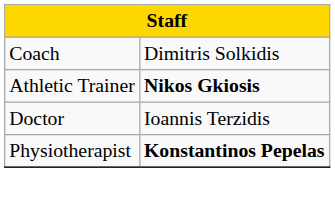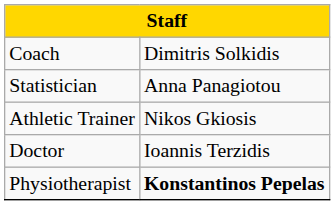+ row: (53, 86)
(202, 86) bold -> (200, 118) normal
